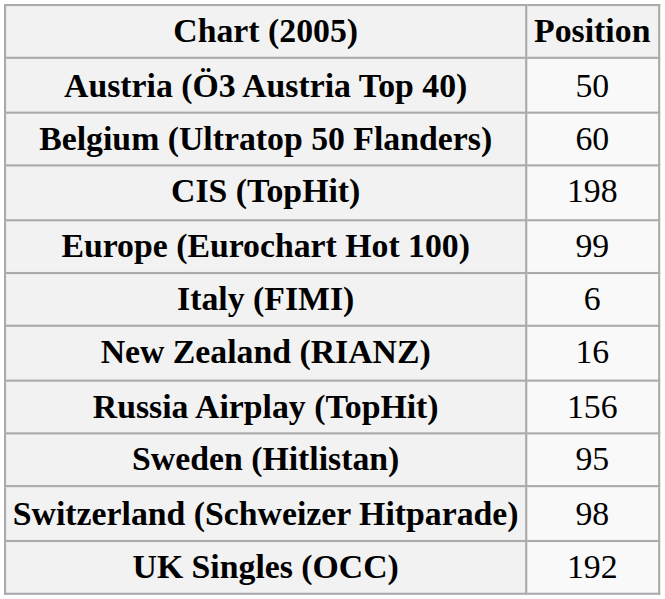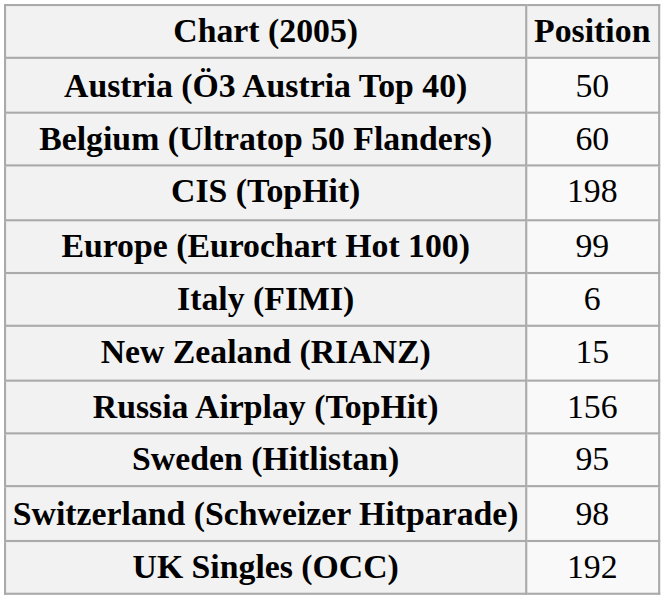(592, 352) 16 -> (592, 352) 15
